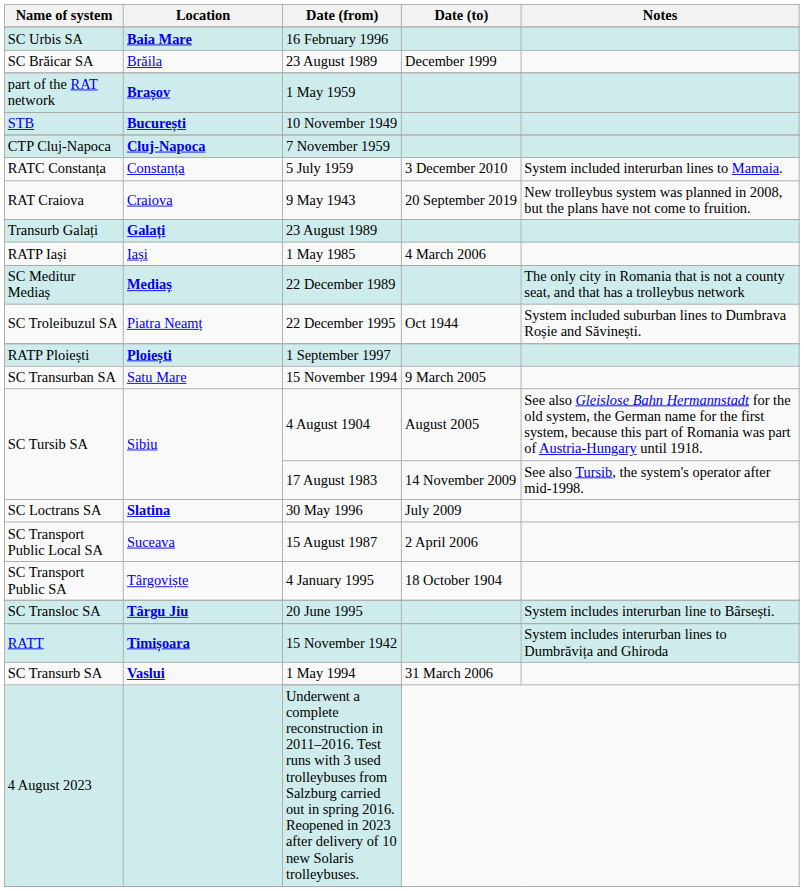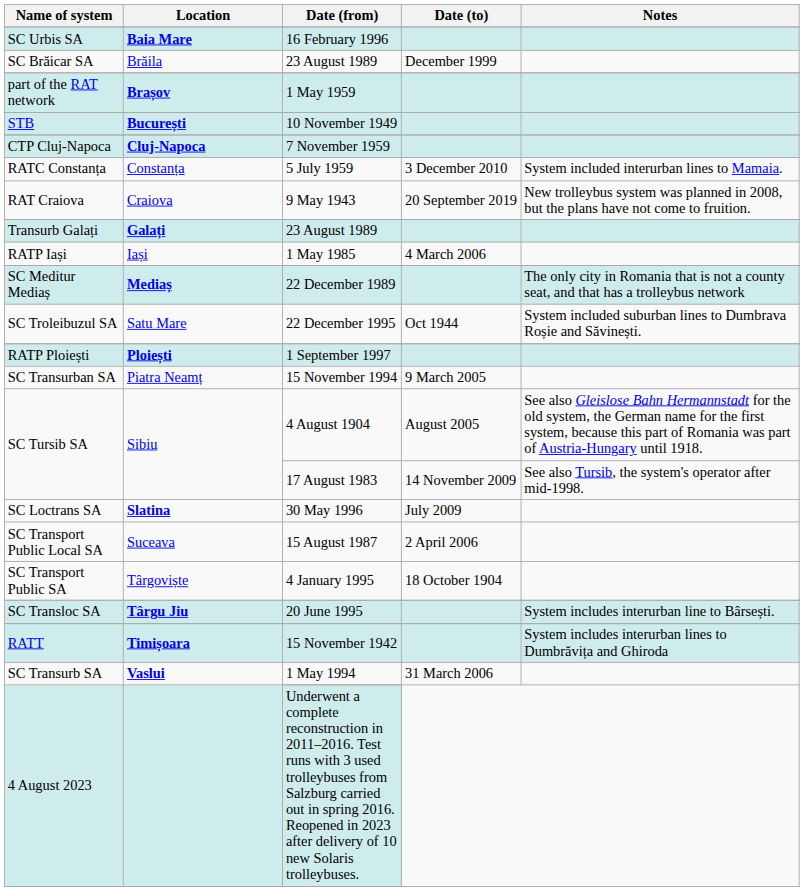(165, 323) Piatra Neamț -> (157, 323) Satu Mare
(157, 377) Satu Mare -> (165, 377) Piatra Neamț
